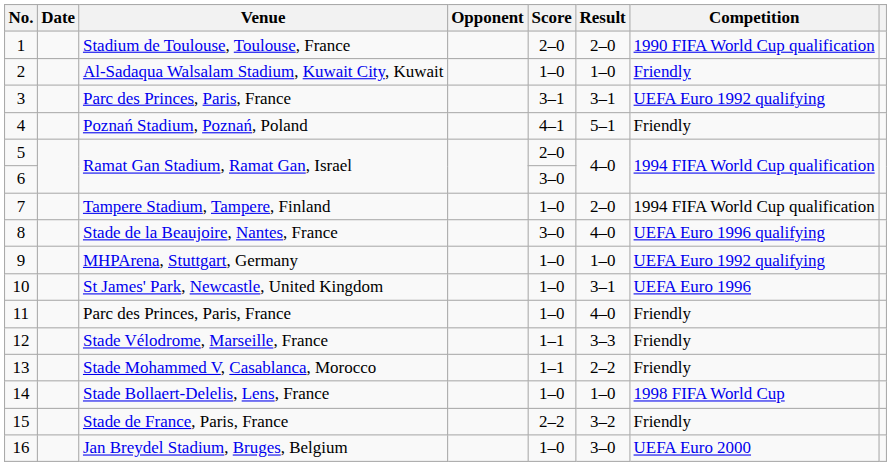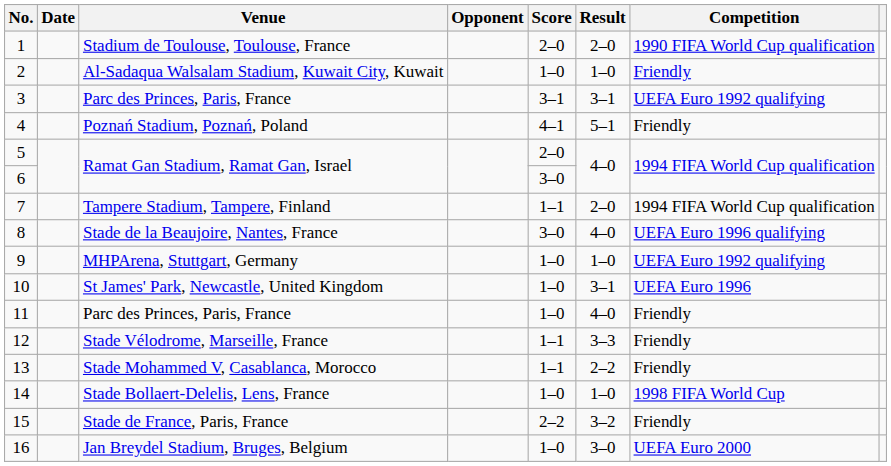(552, 206) 1–0 -> (552, 206) 1–1
